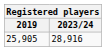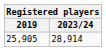(67, 39) 28,916 -> (67, 39) 28,914
